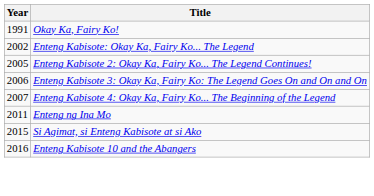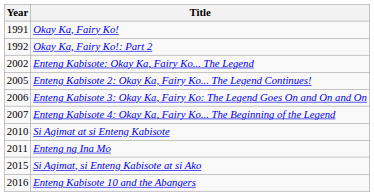+ row: (93, 47)
+ row: (101, 132)
